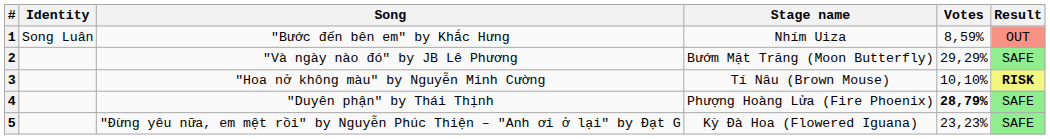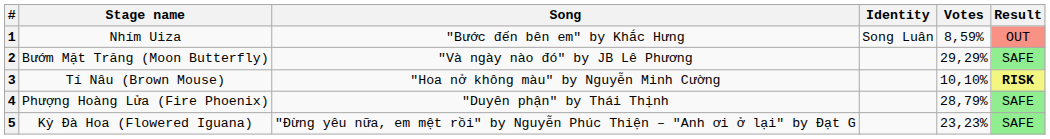columns swapped: (810, 15) <-> (58, 15)
(964, 102) bold -> (964, 102) normal
